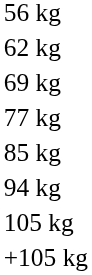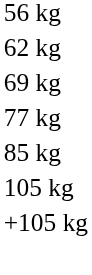- row: (32, 187)
